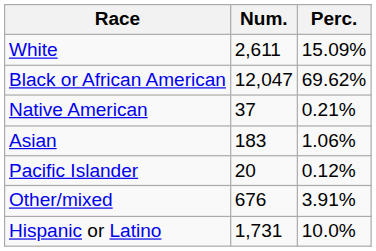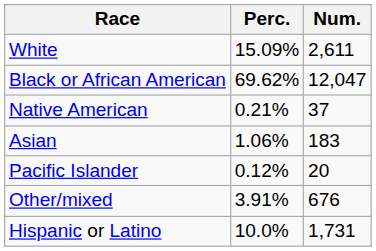columns swapped: (264, 19) <-> (334, 19)
